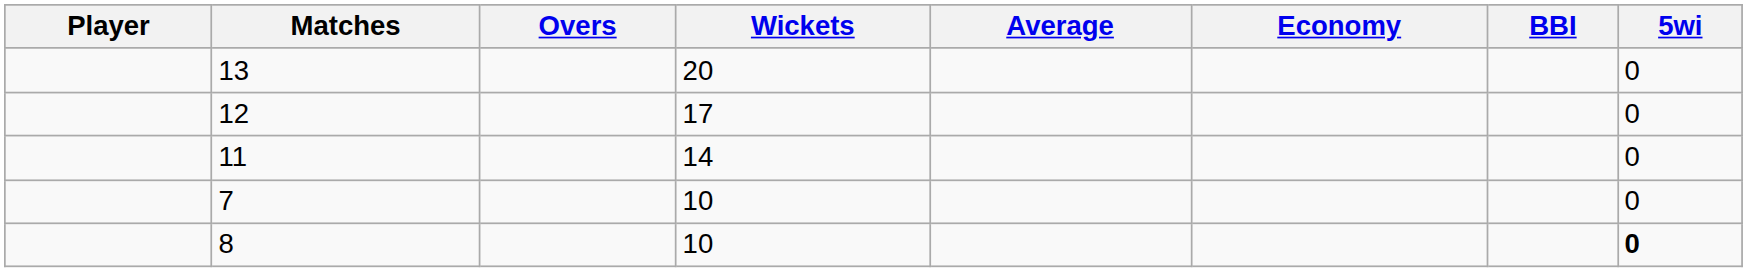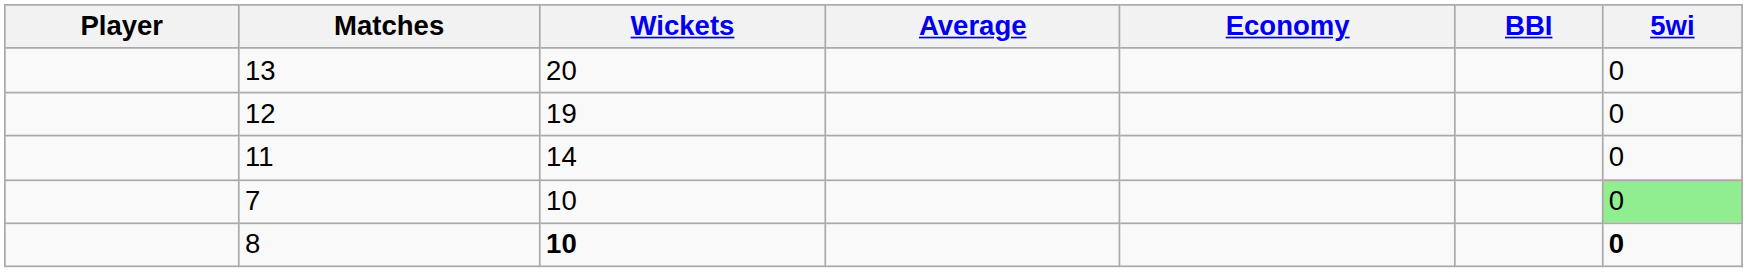- column: (578, 26)
(698, 113) 17 -> (561, 113) 19
(1632, 200) no background -> (1616, 200) lightgreen background
(698, 244) normal -> (561, 244) bold
